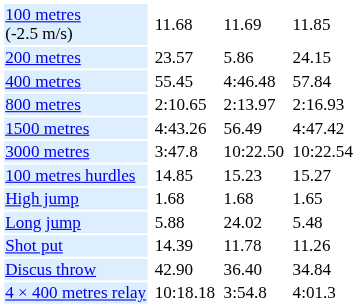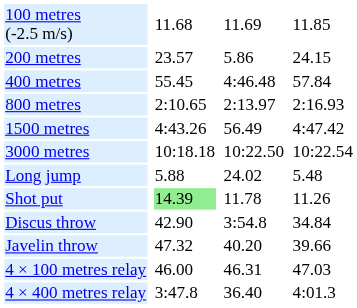(176, 151) 3:47.8 -> (185, 151) 10:18.18
- row: (70, 175)
- row: (42, 198)
(174, 245) no background -> (174, 198) lightgreen background
(243, 269) 36.40 -> (245, 222) 3:54.8
+ row: (52, 245)
+ row: (76, 269)
(185, 293) 10:18.18 -> (176, 293) 3:47.8
(245, 293) 3:54.8 -> (243, 293) 36.40
